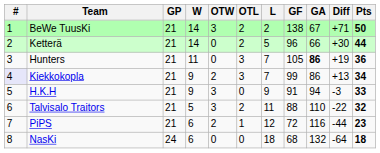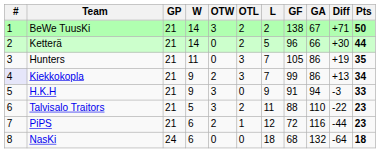(315, 60) bold -> (315, 60) normal
(360, 60) 36 -> (360, 60) 35
(360, 108) 32 -> (360, 108) 23
